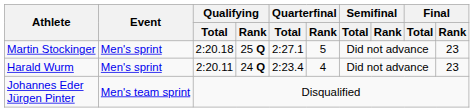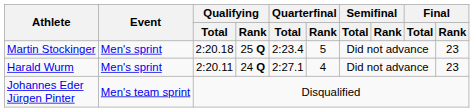(288, 50) 2:27.1 -> (288, 50) 2:23.4
(288, 68) 2:23.4 -> (288, 68) 2:27.1
